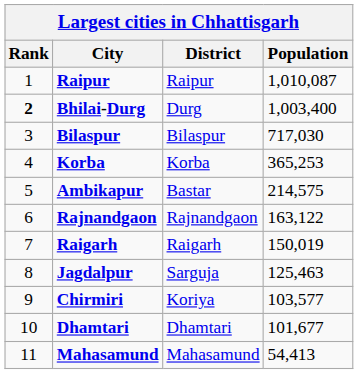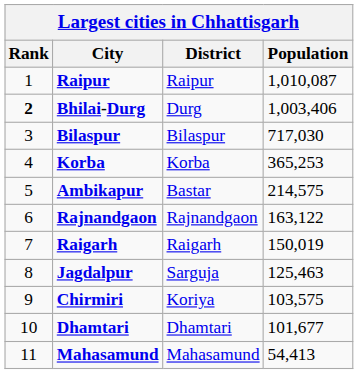(302, 108) 1,003,400 -> (302, 108) 1,003,406
(296, 300) 103,577 -> (296, 300) 103,575
